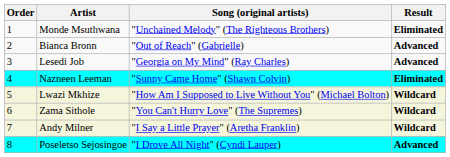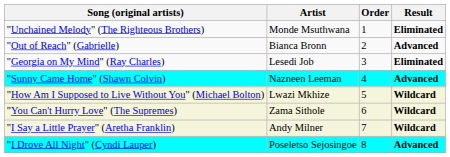columns swapped: (21, 12) <-> (260, 12)
(416, 62) Advanced -> (418, 62) Eliminated
(418, 78) Eliminated -> (416, 78) Advanced
